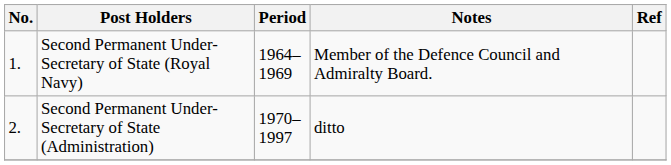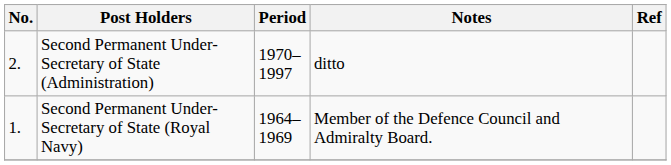rows swapped: (129, 63) <-> (129, 127)
